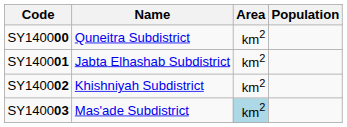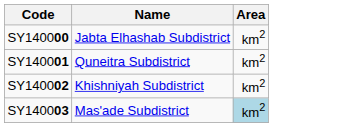- column: (305, 14)
(132, 37) Quneitra Subdistrict -> (152, 37) Jabta Elhashab Subdistrict
(152, 61) Jabta Elhashab Subdistrict -> (132, 61) Quneitra Subdistrict
